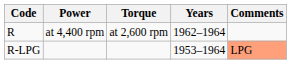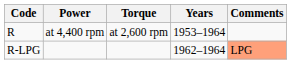(199, 31) 1962–1964 -> (199, 31) 1953–1964
(199, 50) 1953–1964 -> (199, 50) 1962–1964
